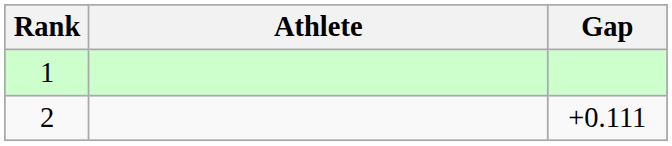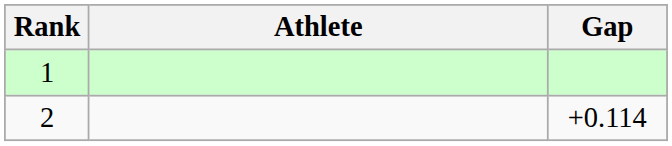(607, 117) +0.111 -> (607, 117) +0.114
